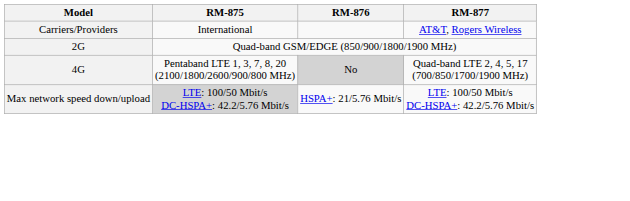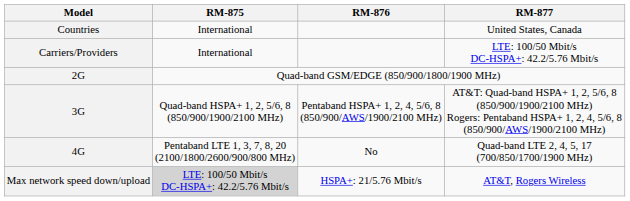+ row: (78, 30)
(470, 30) AT&T, Rogers Wireless -> (534, 53) LTE: 100/50 Mbit/s DC-HSPA+: 42.2/5.76 Mbit/s
+ row: (78, 111)
(351, 70) lightgrey background -> (371, 152) no background
(470, 99) LTE: 100/50 Mbit/s DC-HSPA+: 42.2/5.76 Mbit/s -> (534, 181) AT&T, Rogers Wireless
